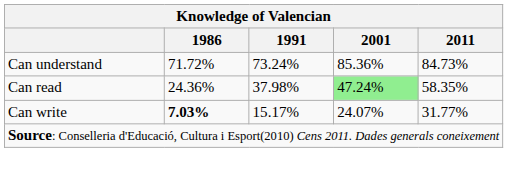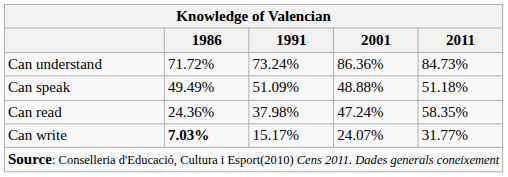(360, 64) 85.36% -> (360, 64) 86.36%
+ row: (39, 87)
(360, 87) lightgreen background -> (360, 111) no background
